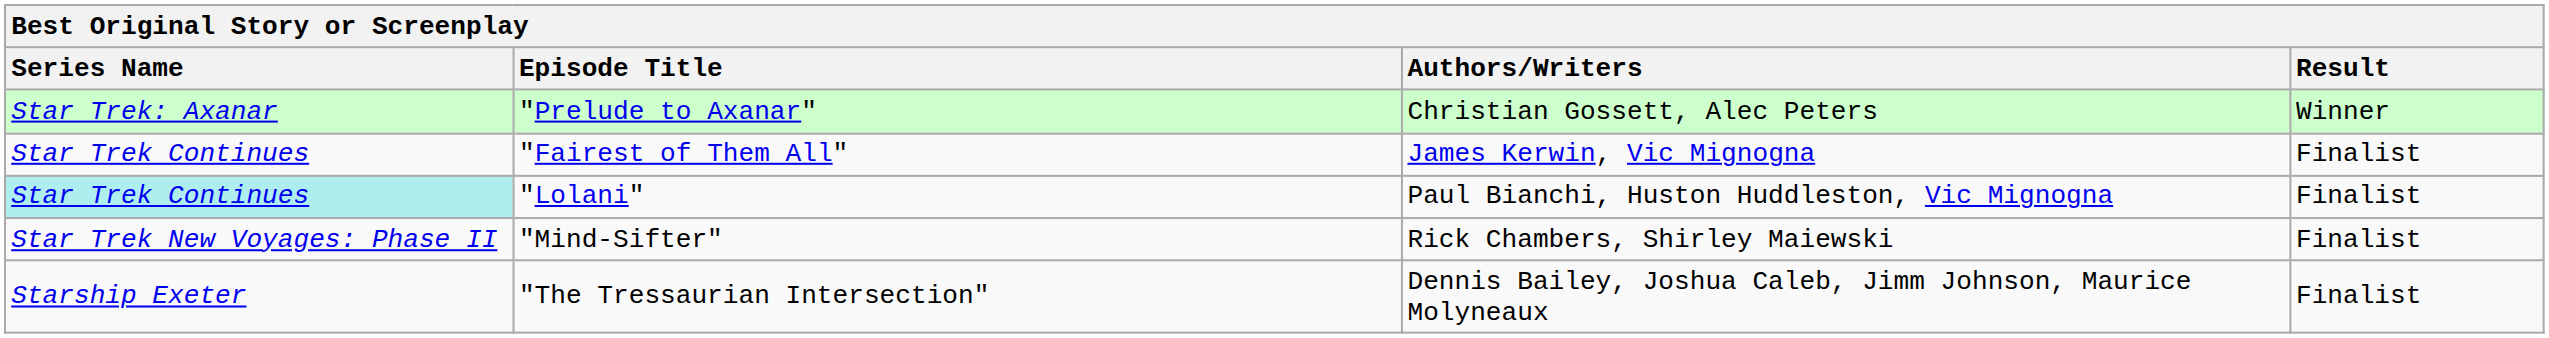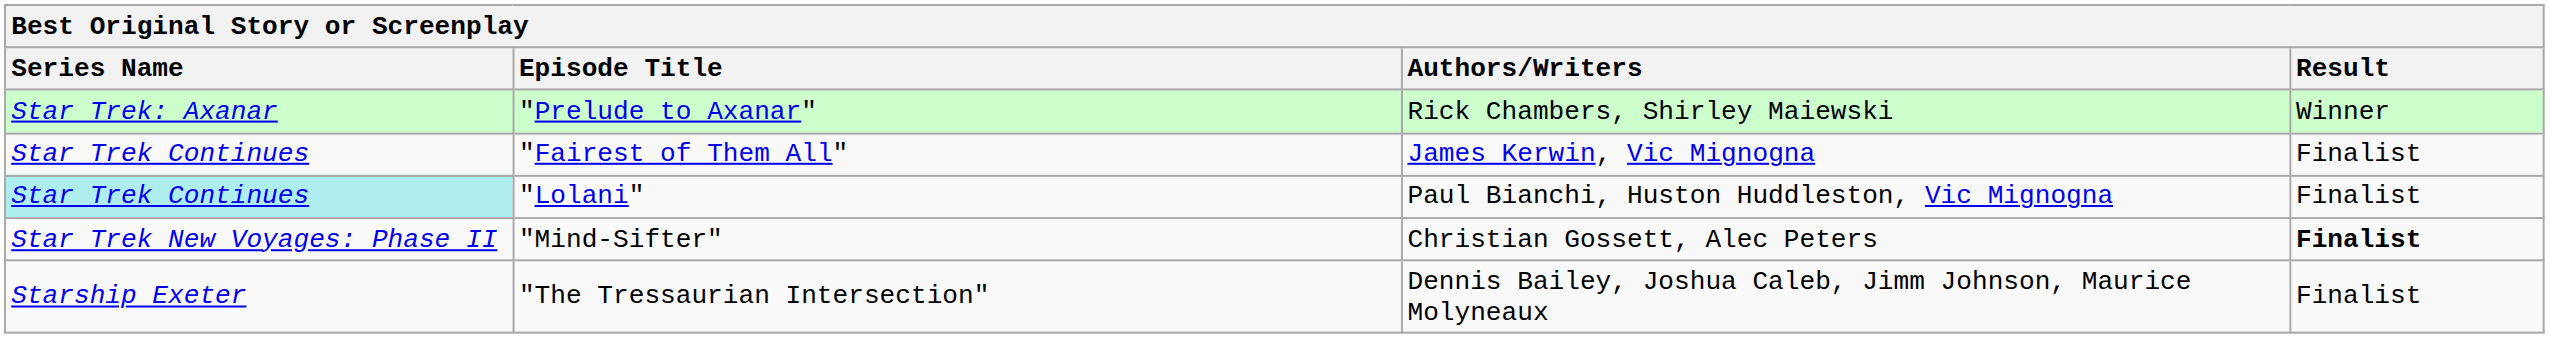(1643, 111) Christian Gossett, Alec Peters -> (1651, 111) Rick Chambers, Shirley Maiewski
(1651, 239) Rick Chambers, Shirley Maiewski -> (1643, 239) Christian Gossett, Alec Peters
(2359, 239) normal -> (2359, 239) bold
